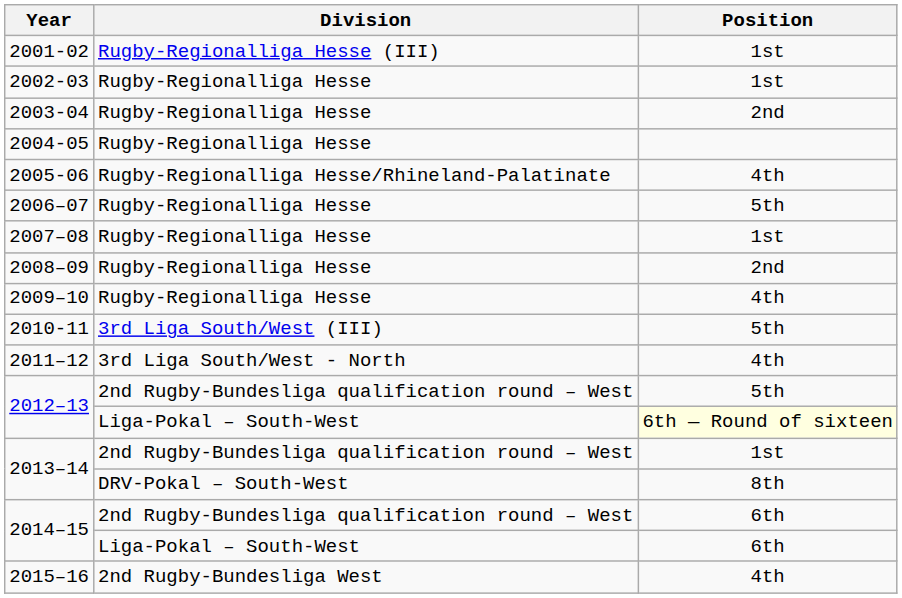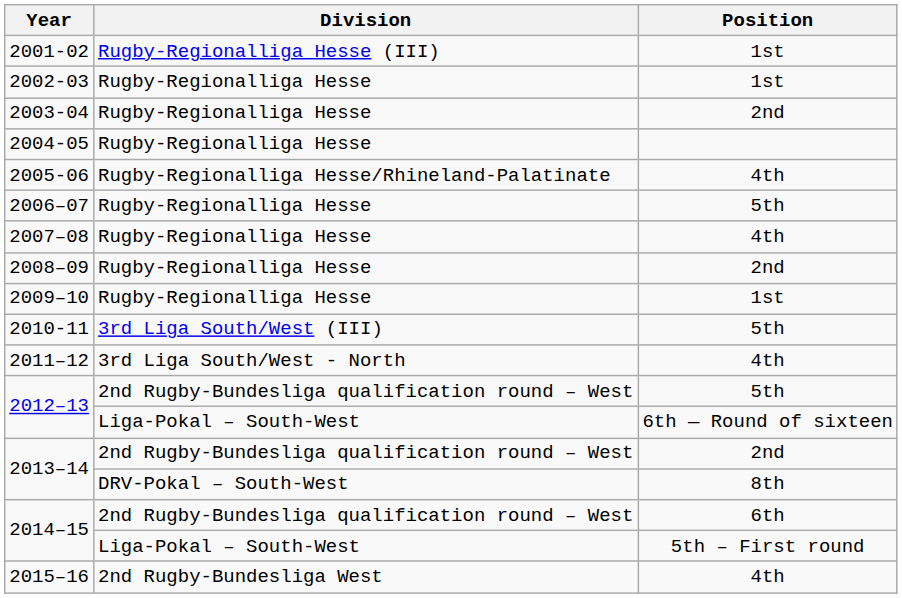(768, 237) 1st -> (768, 237) 4th
(768, 299) 4th -> (768, 299) 1st
(768, 422) lightyellow background -> (768, 422) no background
(768, 453) 1st -> (768, 453) 2nd
(768, 546) 6th -> (768, 546) 5th – First round
